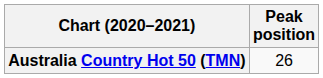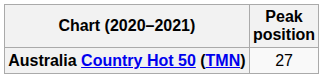(284, 60) 26 -> (284, 60) 27
